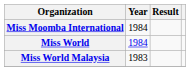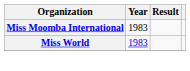(138, 27) 1984 -> (138, 27) 1983
(138, 43) 1984 -> (138, 43) 1983
- row: (65, 58)
